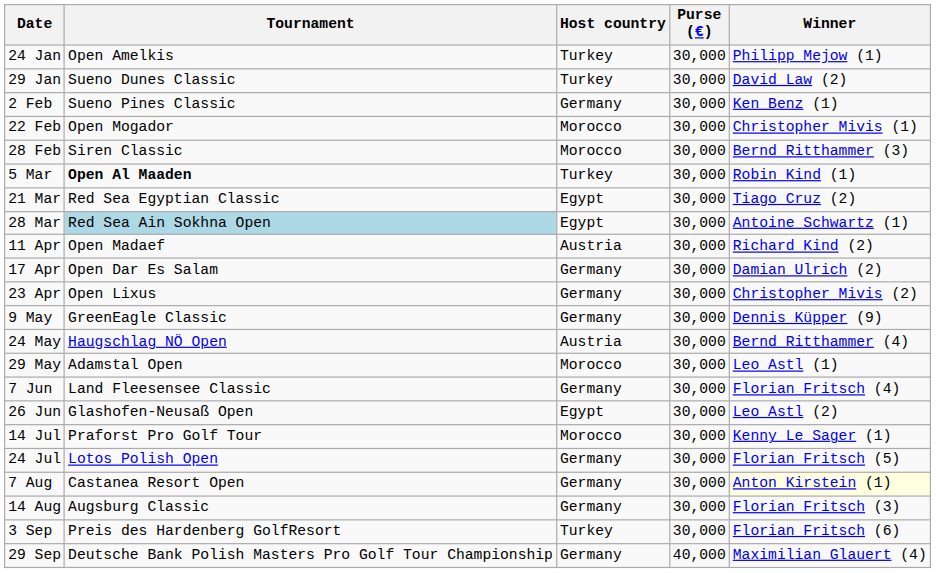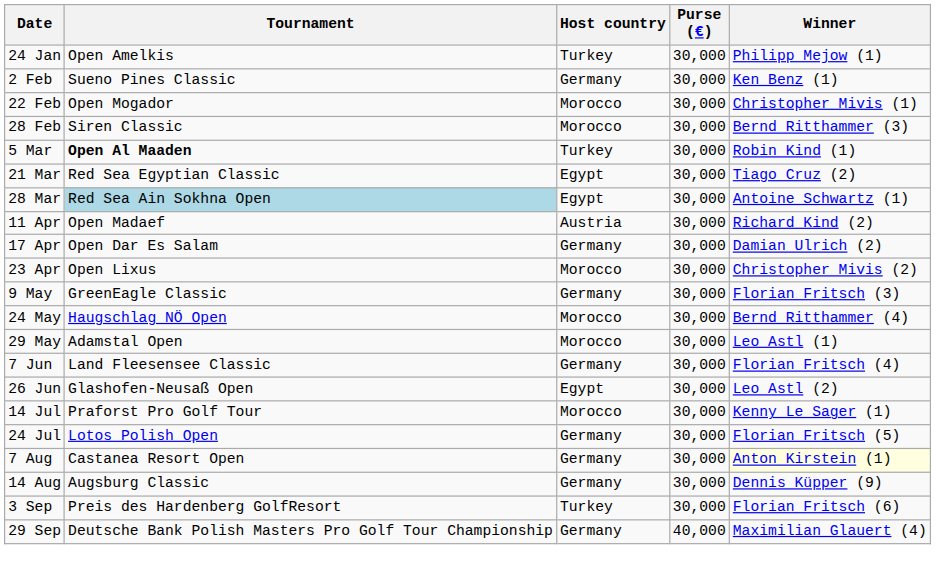- row: (35, 81)
(591, 294) Germany -> (591, 271) Morocco
(808, 318) Dennis Küpper (9) -> (817, 294) Florian Fritsch (3)
(591, 342) Austria -> (591, 318) Morocco
(817, 508) Florian Fritsch (3) -> (808, 484) Dennis Küpper (9)
